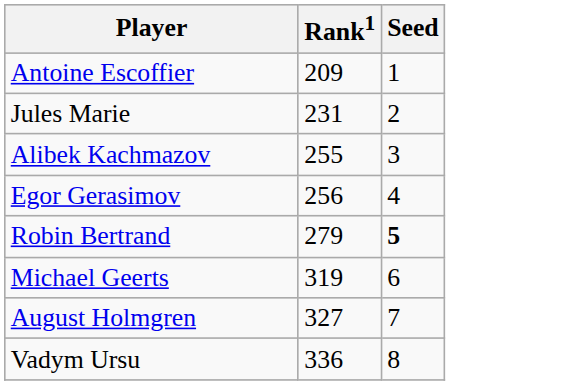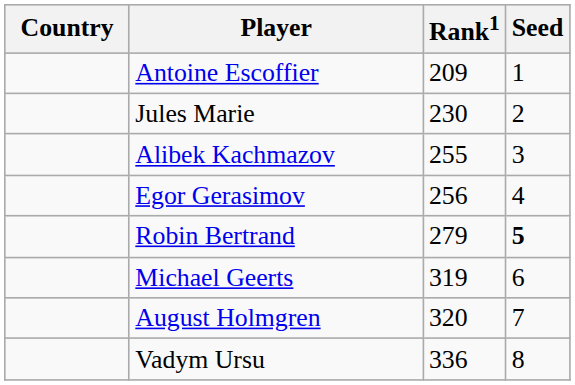+ column: (67, 28)
(324, 113) 231 -> (448, 113) 230
(324, 317) 327 -> (448, 317) 320
